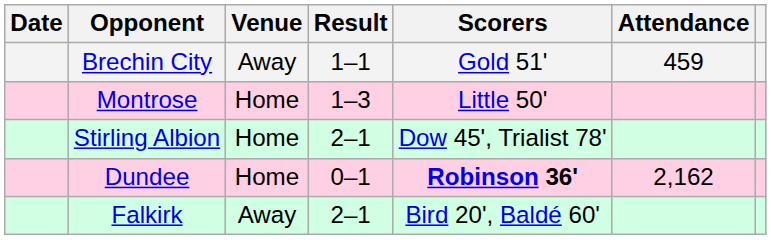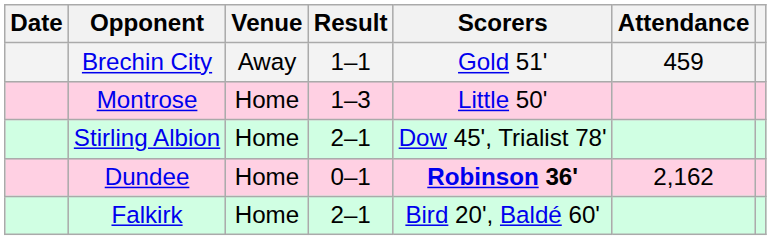(267, 215) Away -> (267, 215) Home
